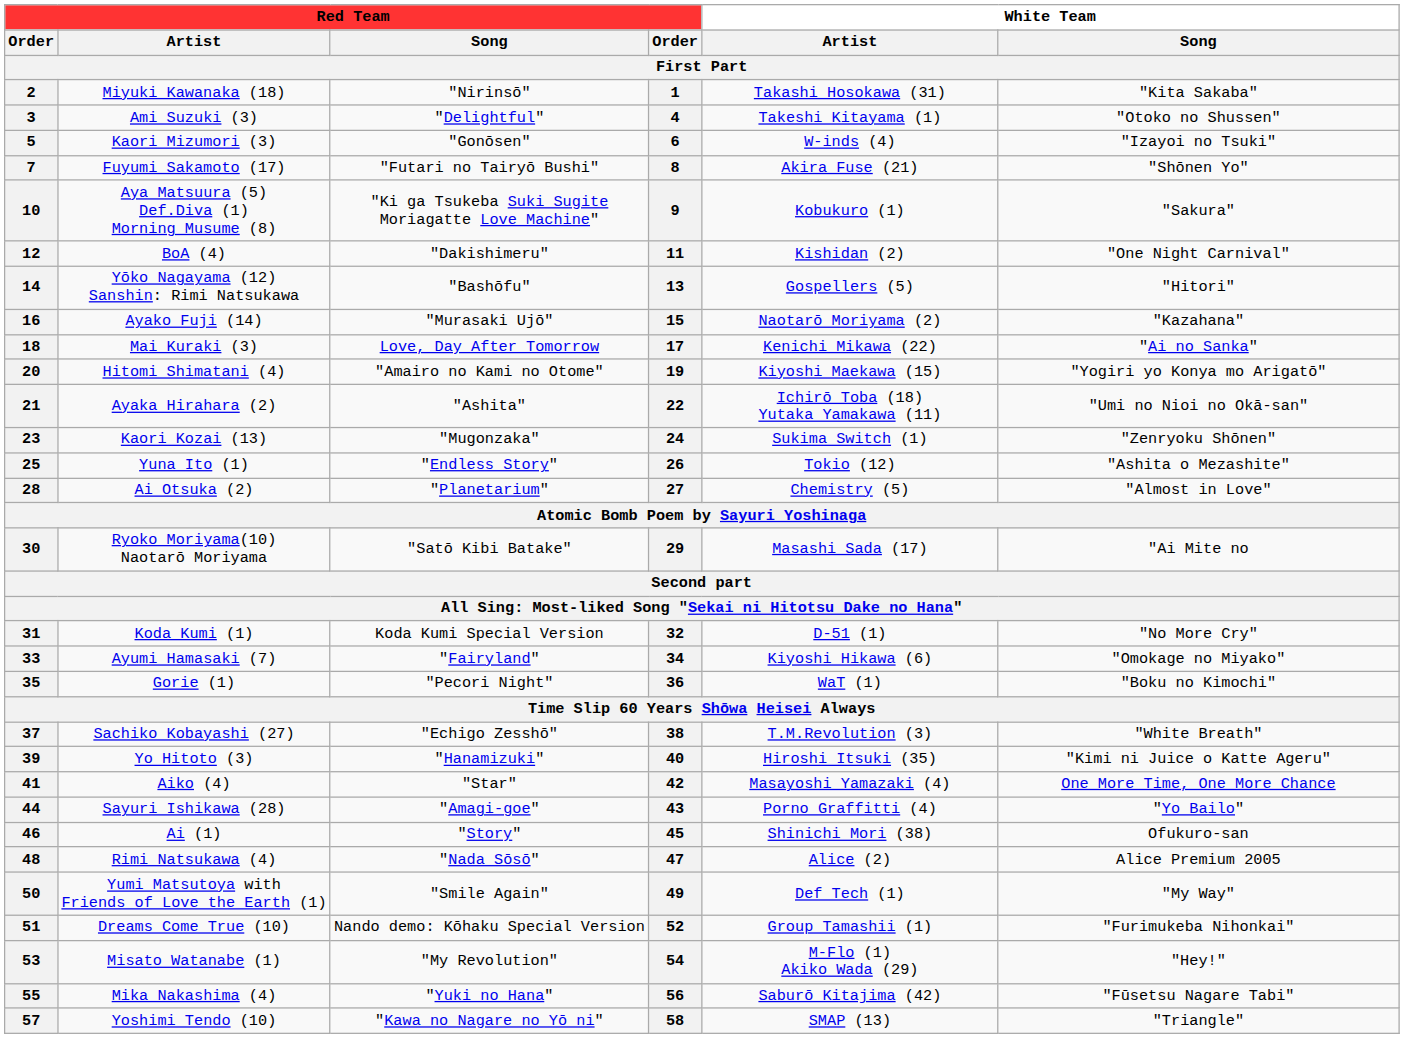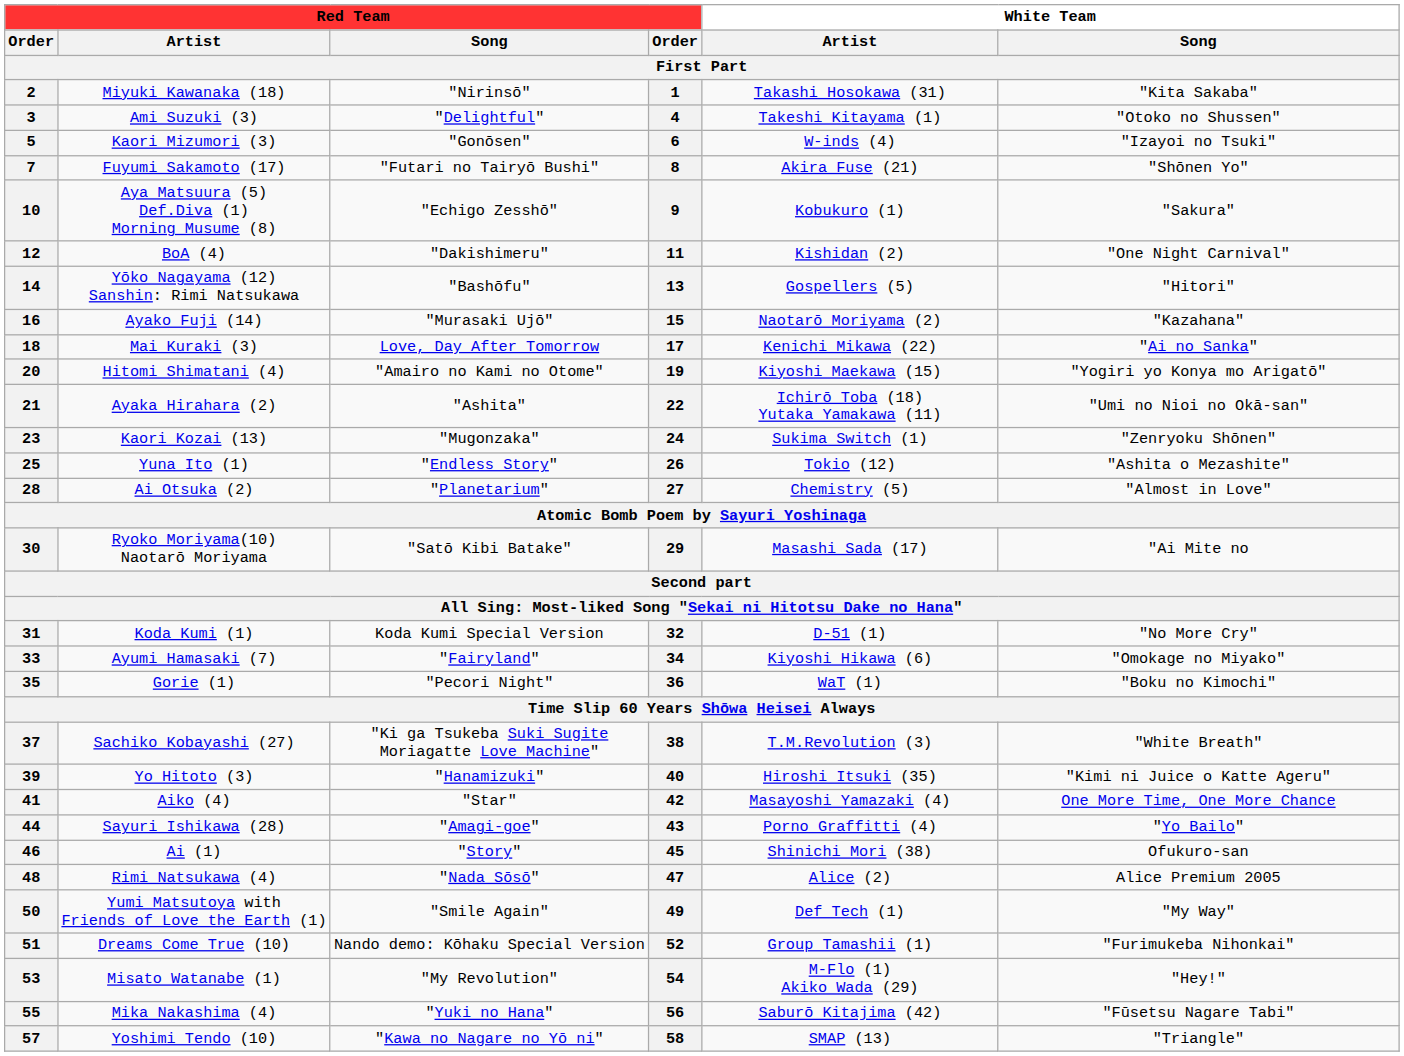(489, 211) "Ki ga Tsukeba Suki Sugite Moriagatte Love Machine" -> (489, 211) "Echigo Zesshō"
(489, 734) "Echigo Zesshō" -> (489, 743) "Ki ga Tsukeba Suki Sugite Moriagatte Love Machine"
